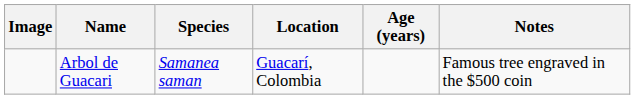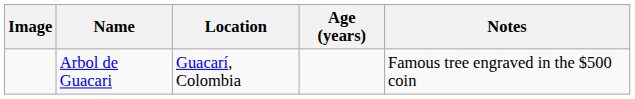- column: (204, 26)
